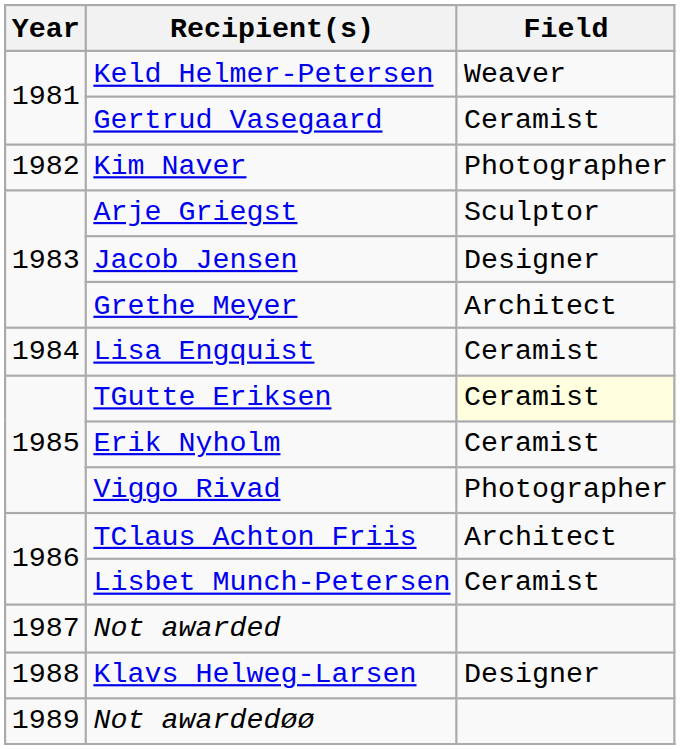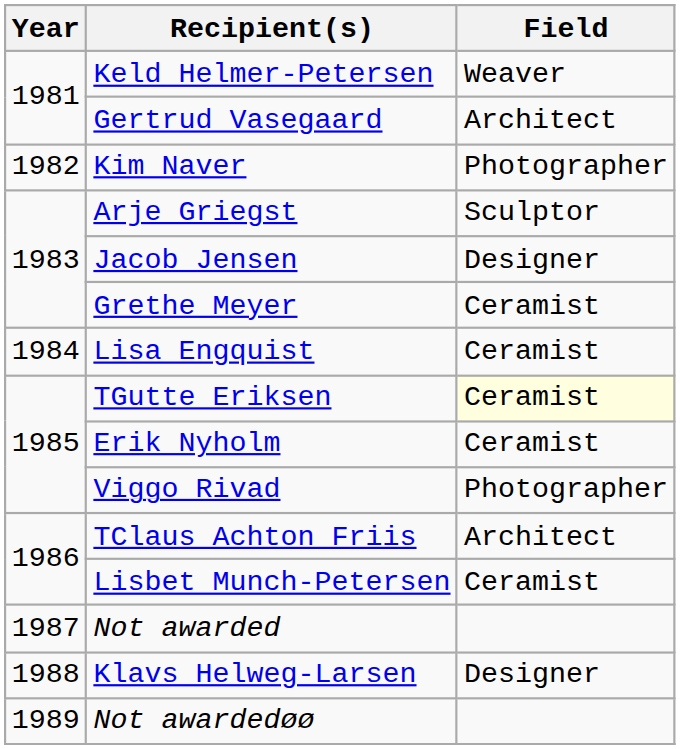(532, 121) Ceramist -> (541, 121) Architect
(541, 305) Architect -> (532, 305) Ceramist
